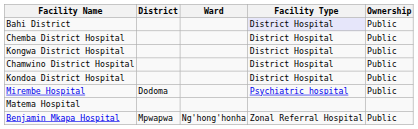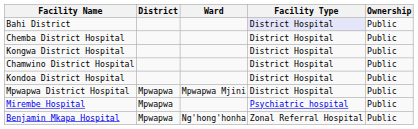+ row: (68, 91)
(153, 91) Dodoma -> (156, 104) Mpwapwa
- row: (43, 104)
